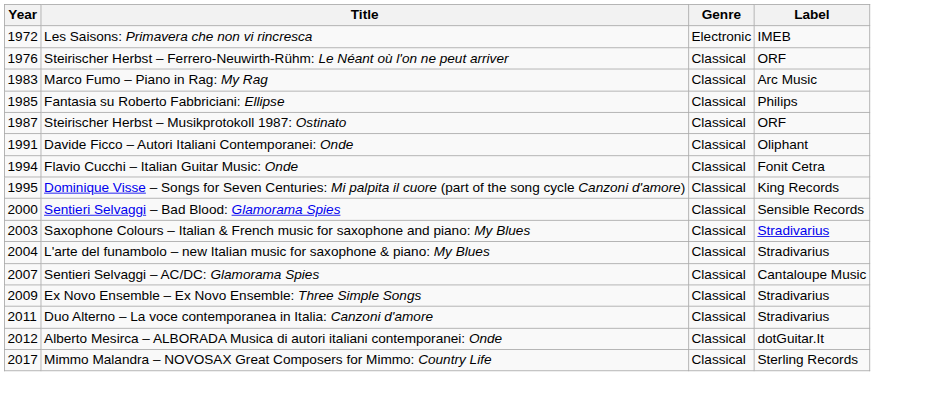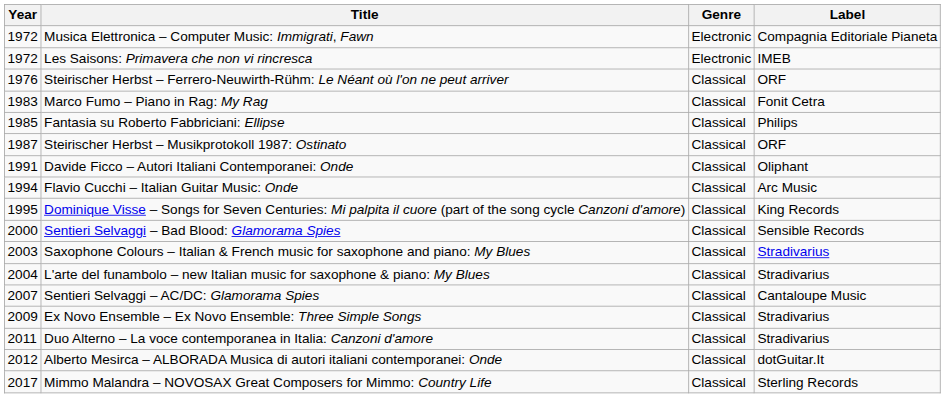+ row: (209, 36)
(787, 79) Arc Music -> (791, 101) Fonit Cetra
(791, 166) Fonit Cetra -> (787, 187) Arc Music
